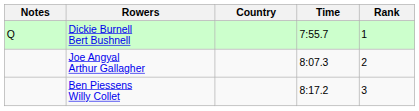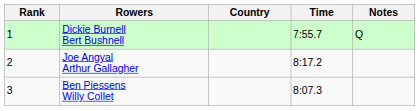columns swapped: (387, 12) <-> (35, 12)
(314, 63) 8:07.3 -> (308, 63) 8:17.2
(314, 91) 8:17.2 -> (308, 91) 8:07.3
